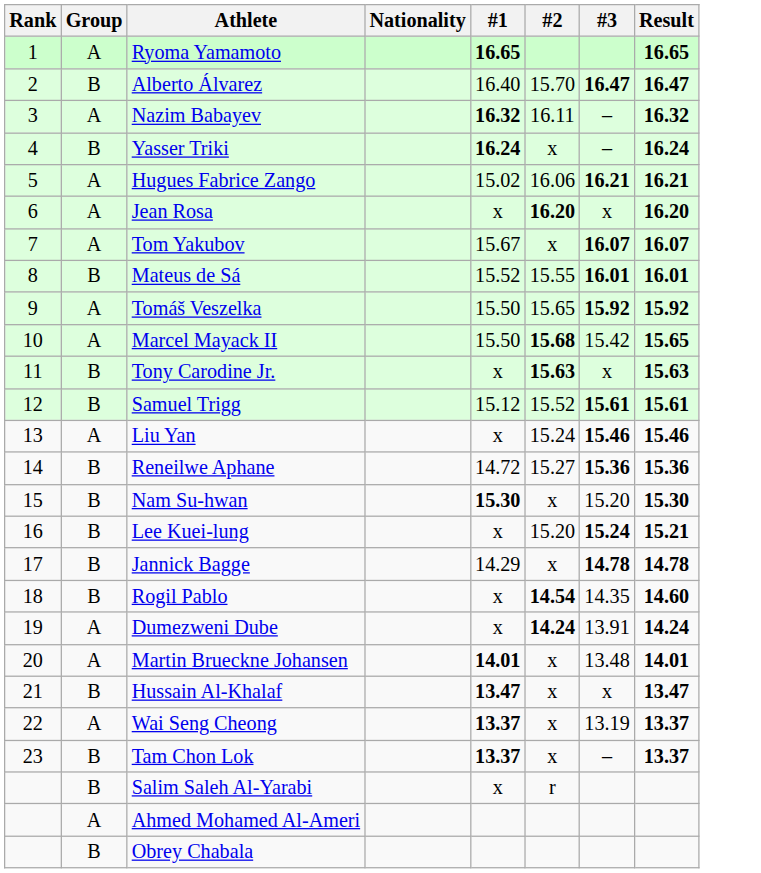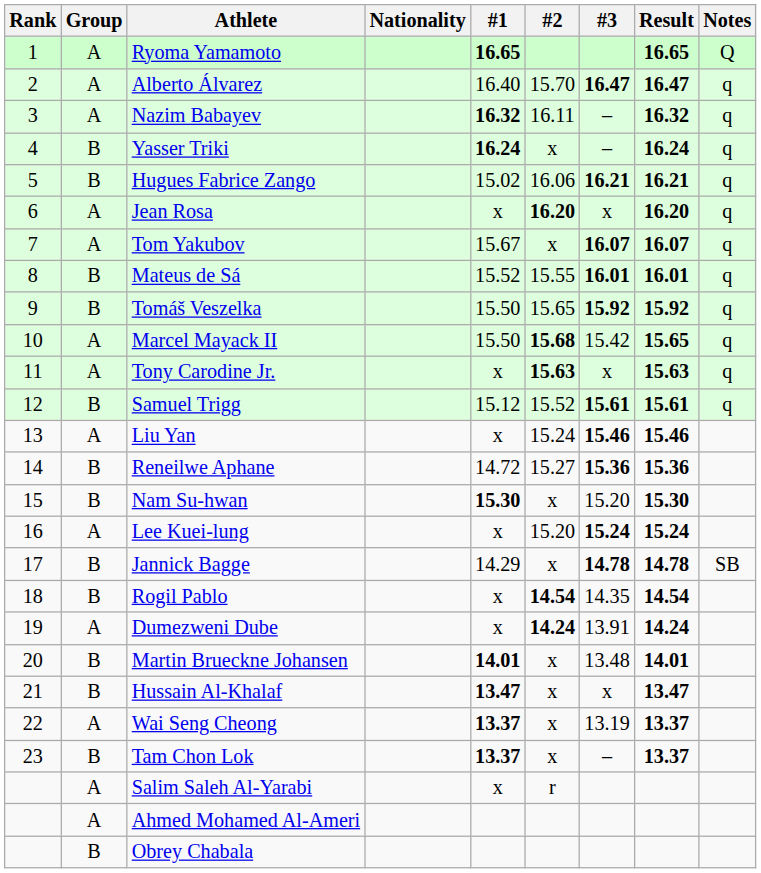+ column: (727, 20)
(94, 84) B -> (94, 84) A
(94, 180) A -> (94, 180) B
(94, 308) A -> (94, 308) B
(94, 372) B -> (94, 372) A
(94, 532) B -> (94, 532) A
(666, 532) 15.21 -> (666, 532) 15.24
(666, 595) 14.60 -> (666, 595) 14.54
(94, 659) A -> (94, 659) B
(94, 787) B -> (94, 787) A
